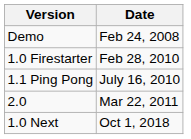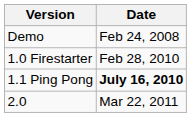(140, 79) normal -> (141, 79) bold
- row: (33, 123)
